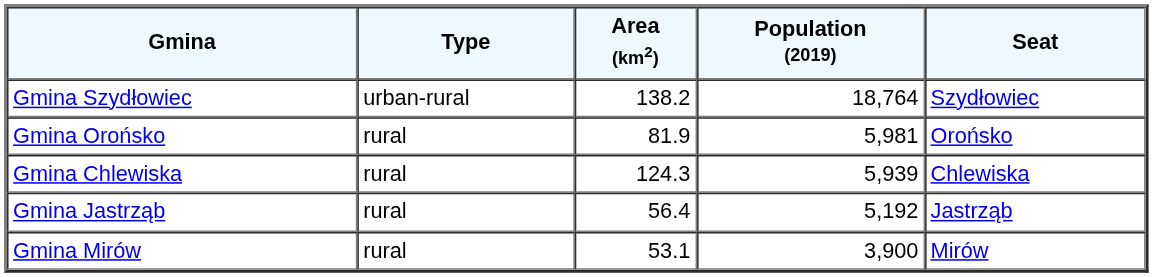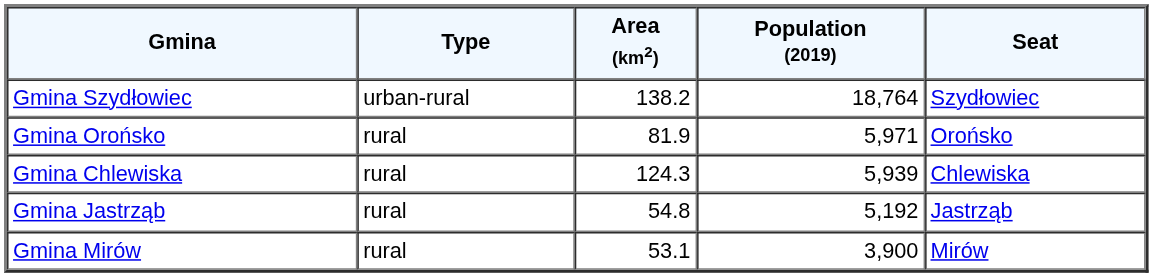(891, 135) 5,981 -> (891, 135) 5,971
(669, 211) 56.4 -> (669, 211) 54.8
